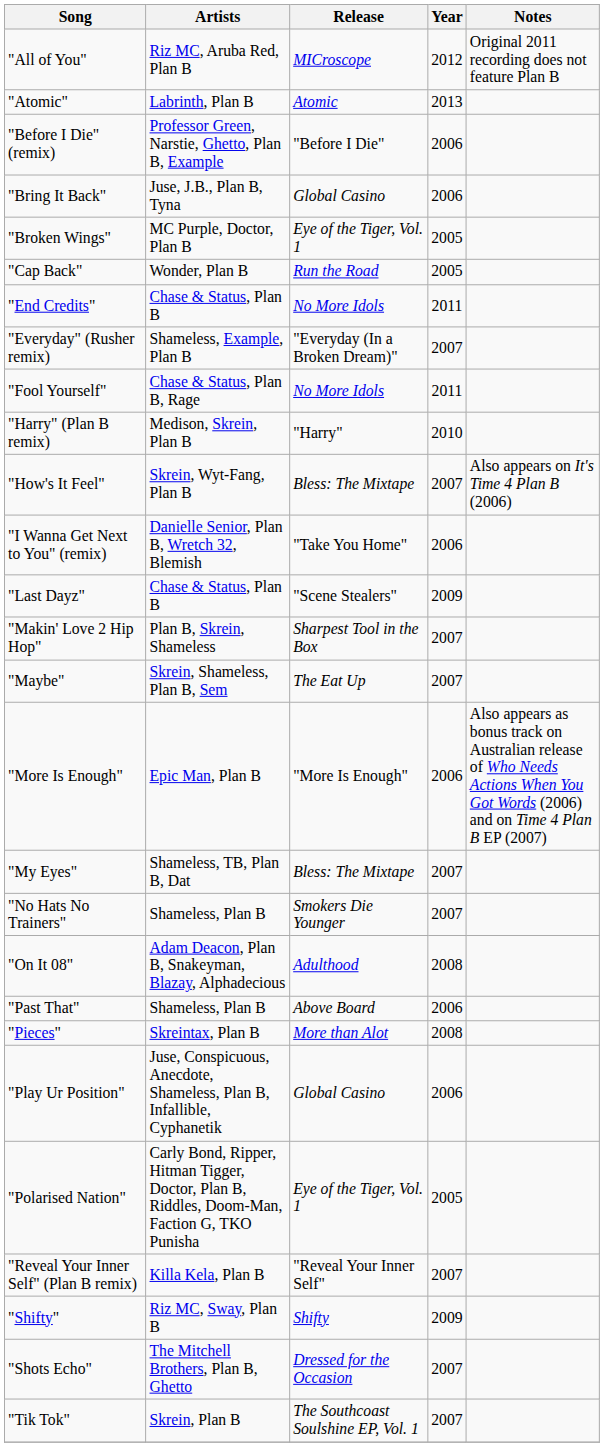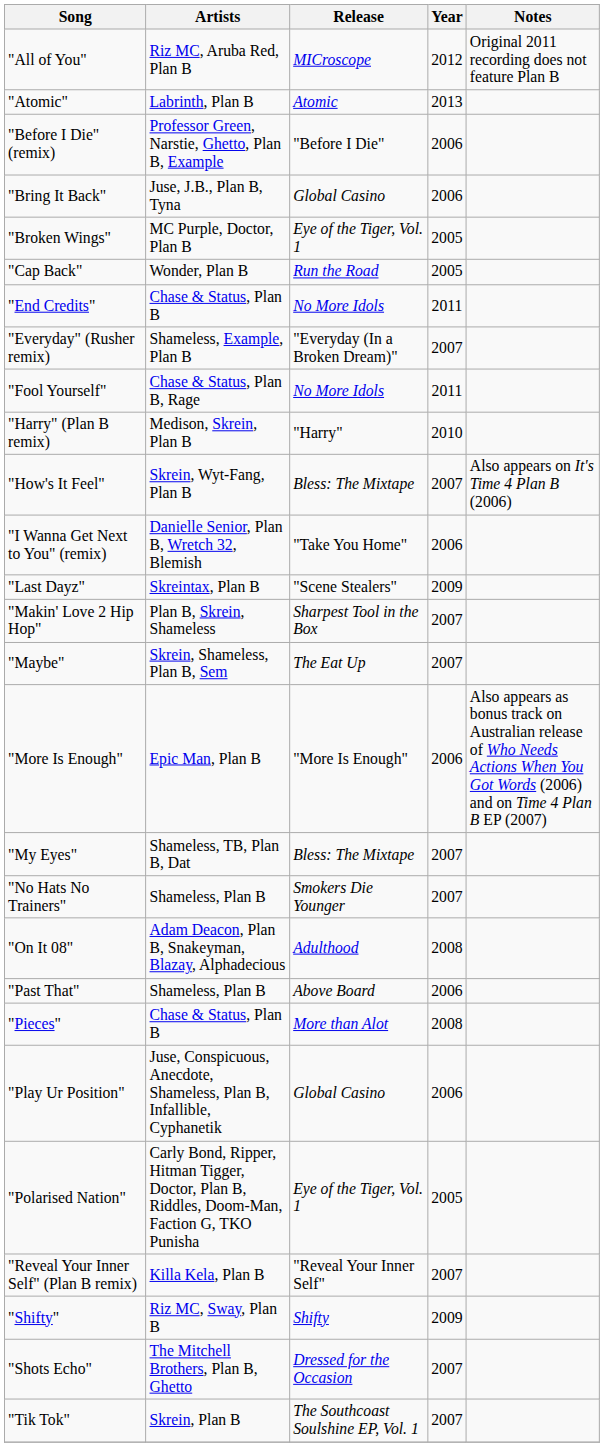(216, 595) Chase & Status, Plan B -> (205, 587) Skreintax, Plan B
(205, 1033) Skreintax, Plan B -> (216, 1024) Chase & Status, Plan B
